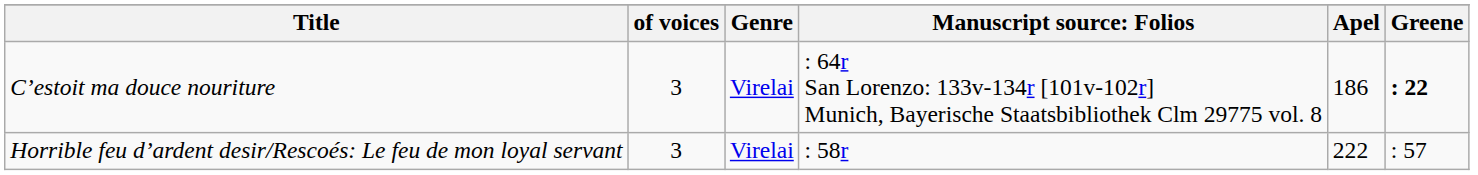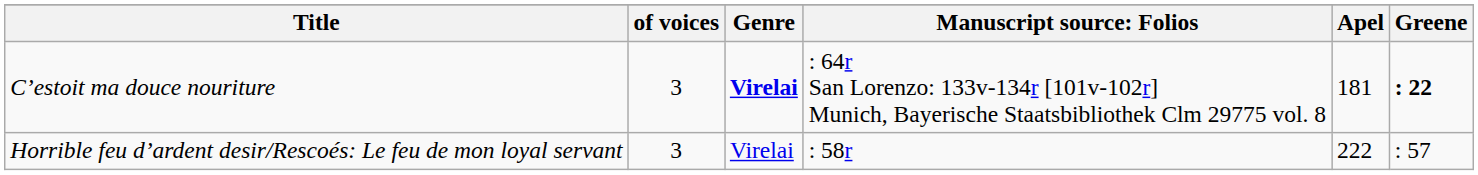(762, 86) normal -> (764, 86) bold
(1350, 86) 186 -> (1355, 86) 181
